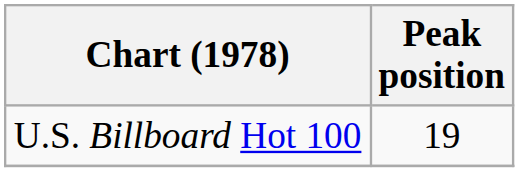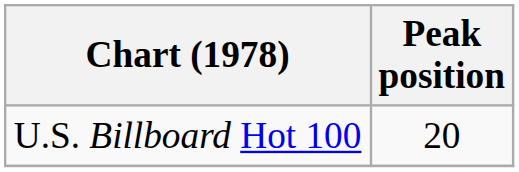(442, 135) 19 -> (442, 135) 20
